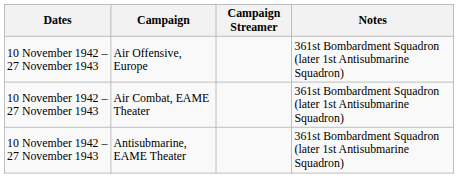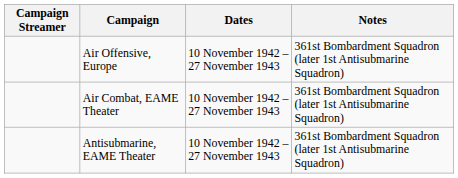columns swapped: (254, 20) <-> (58, 20)
